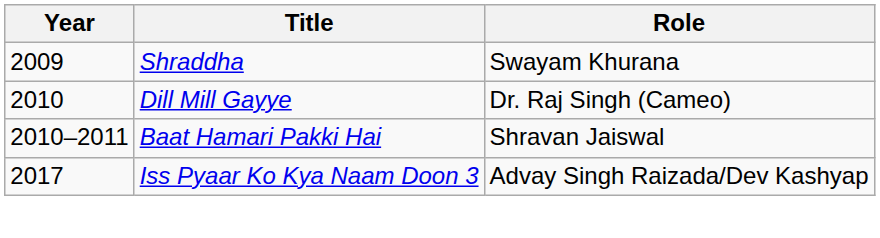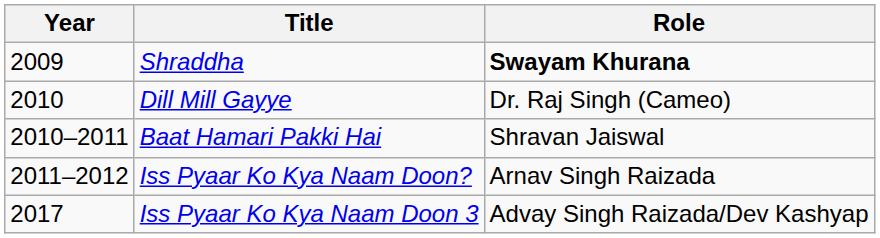(584, 61) normal -> (590, 61) bold
+ row: (306, 175)
